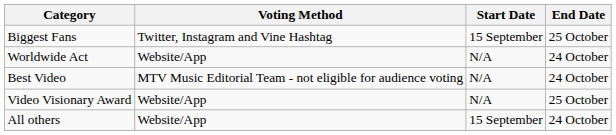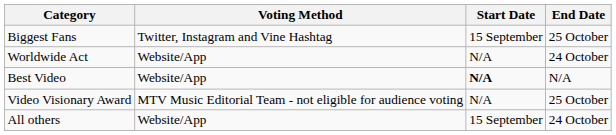(300, 78) MTV Music Editorial Team - not eligible for audience voting -> (172, 78) Website/App
(481, 78) normal -> (481, 78) bold
(578, 78) 24 October -> (560, 78) N/A
(172, 99) Website/App -> (300, 99) MTV Music Editorial Team - not eligible for audience voting
